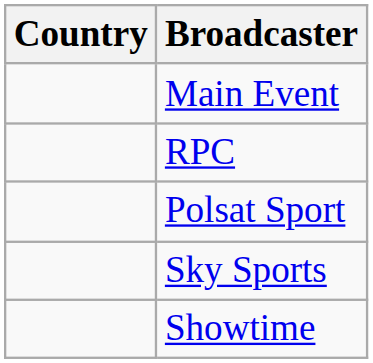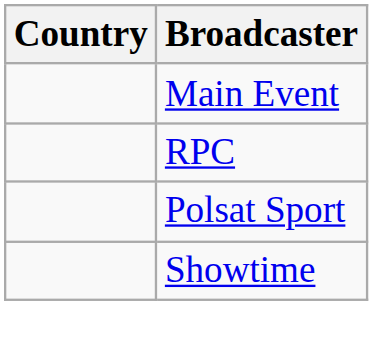- row: (246, 269)
